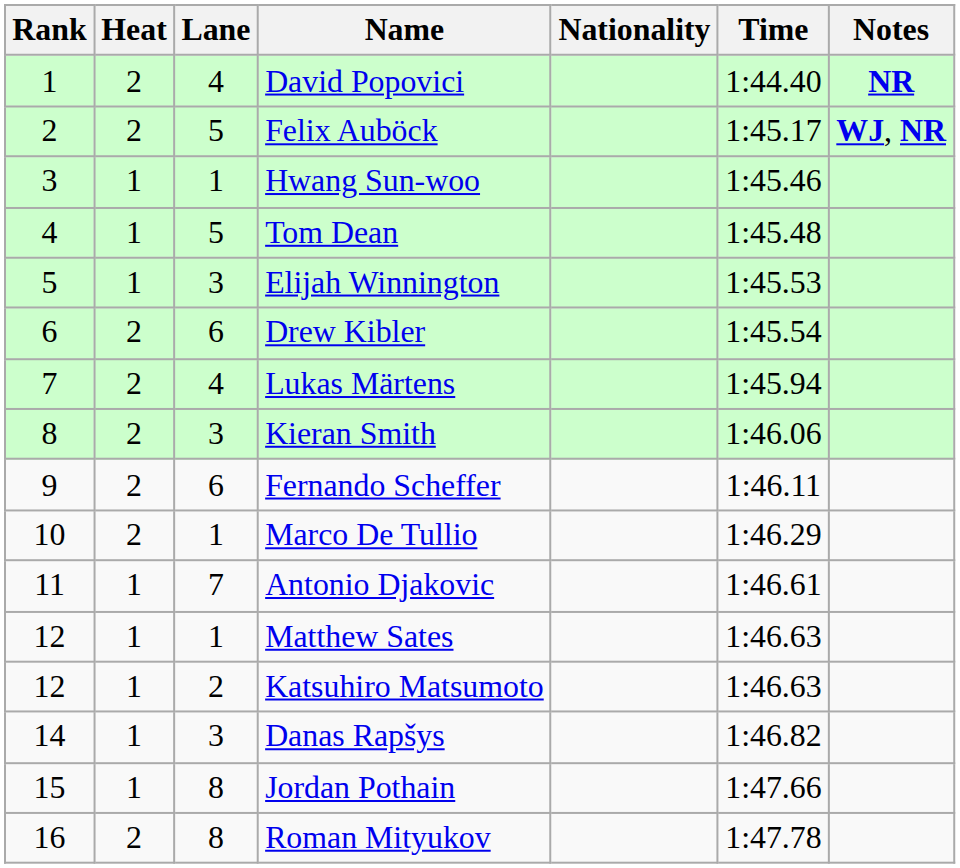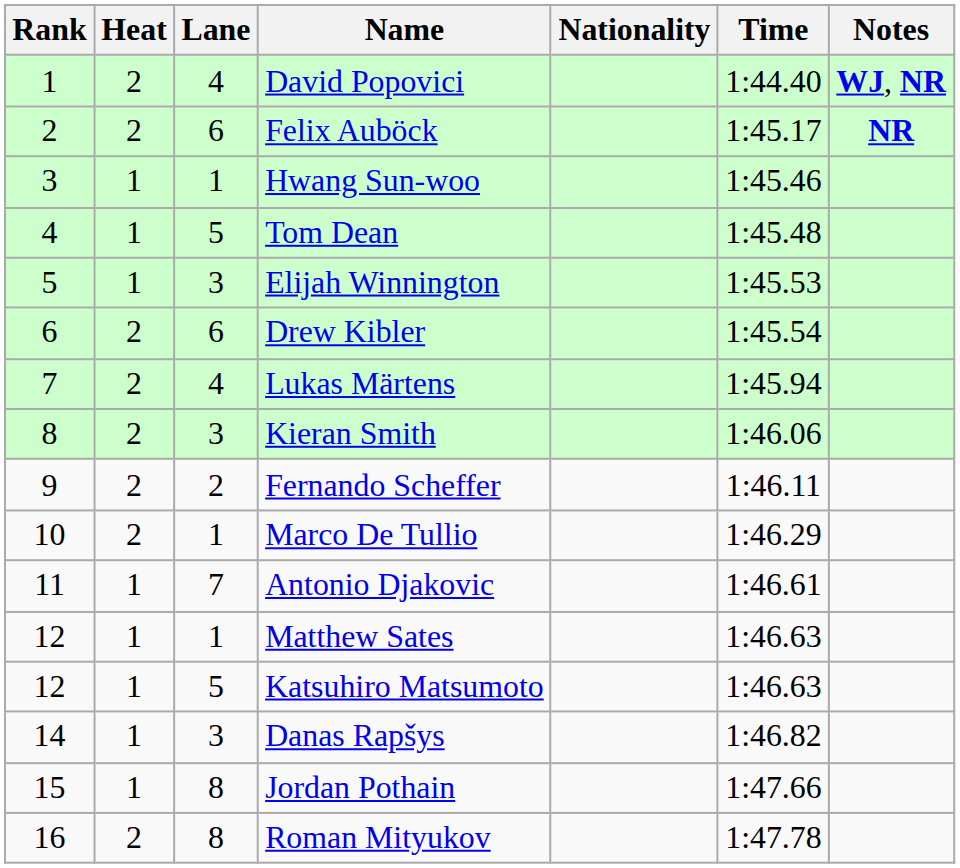(891, 80) NR -> (891, 80) WJ, NR
(216, 130) 5 -> (216, 130) 6
(891, 130) WJ, NR -> (891, 130) NR
(216, 484) 6 -> (216, 484) 2
(216, 686) 2 -> (216, 686) 5
